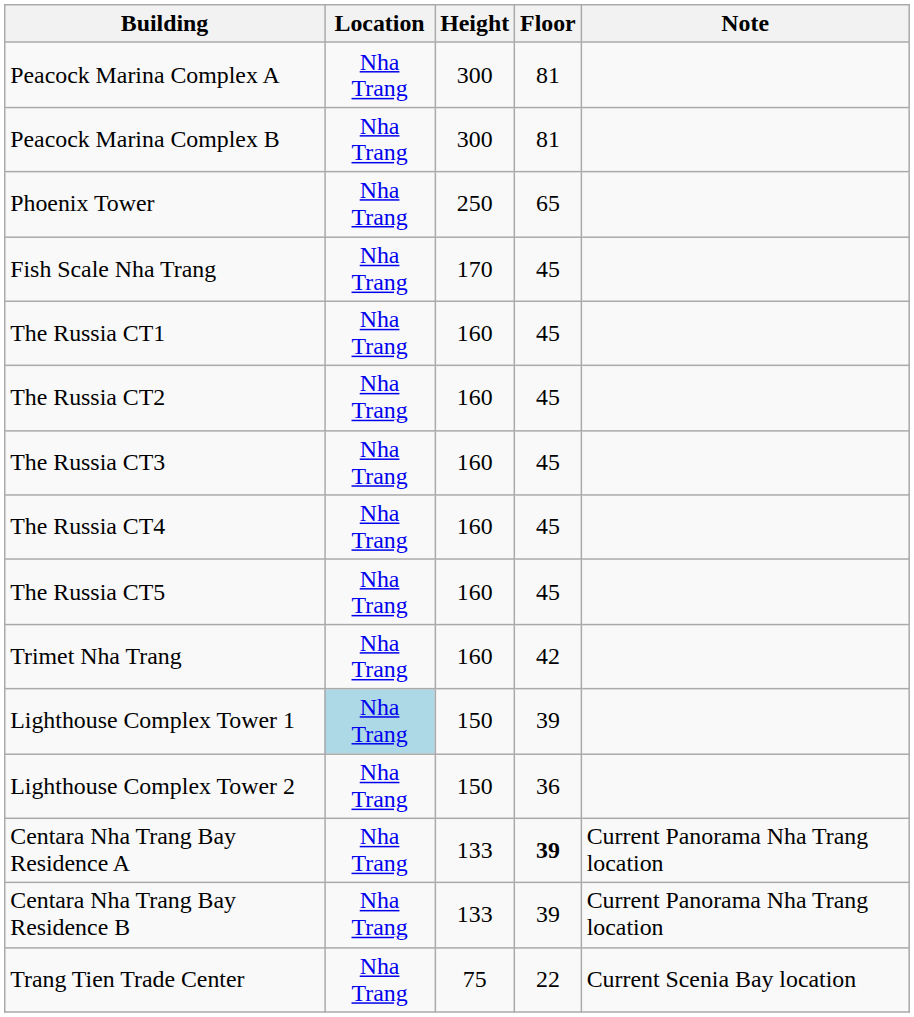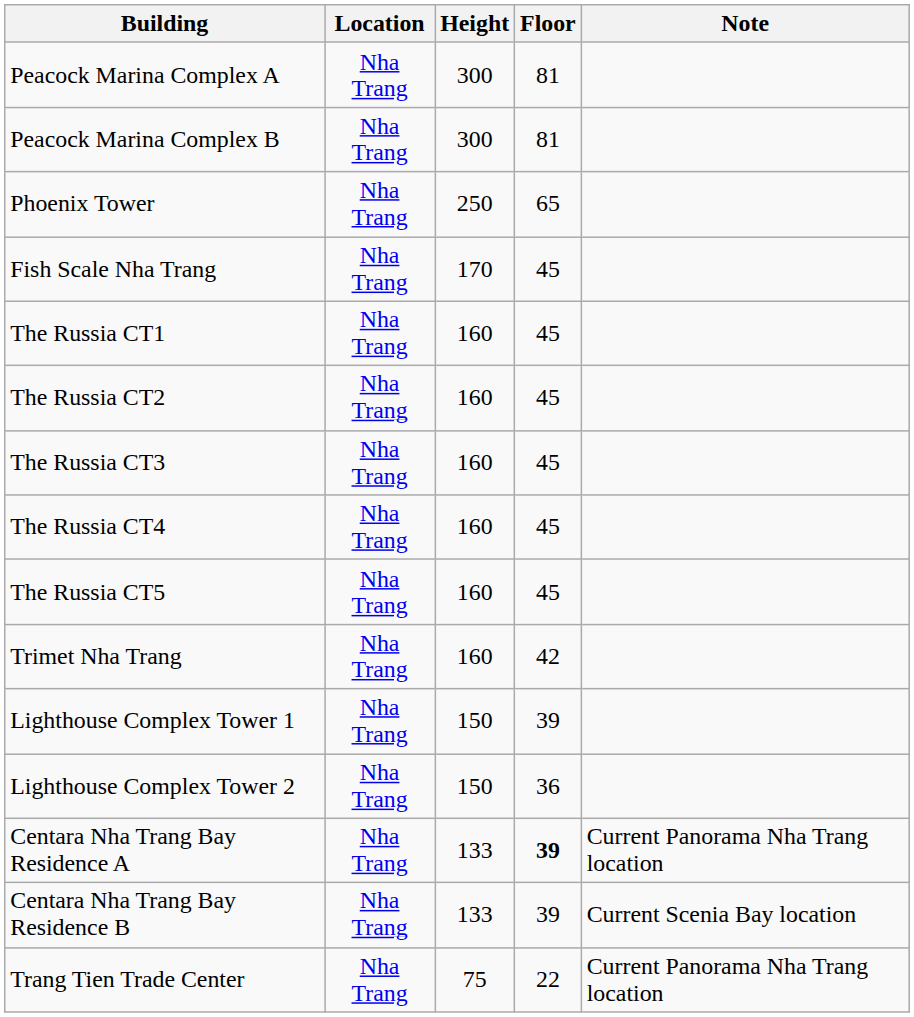(380, 720) lightblue background -> (380, 720) no background
(727, 914) Current Panorama Nha Trang location -> (721, 914) Current Scenia Bay location
(721, 979) Current Scenia Bay location -> (727, 979) Current Panorama Nha Trang location
